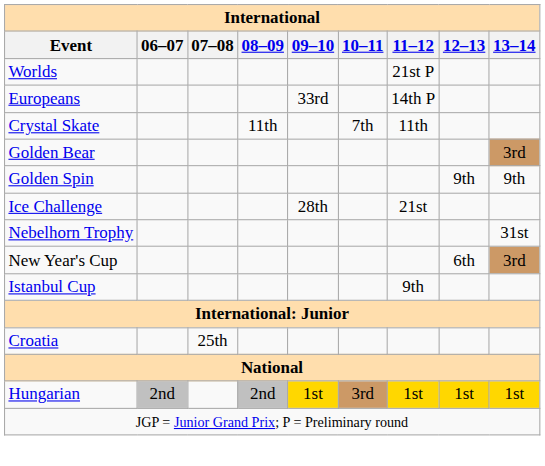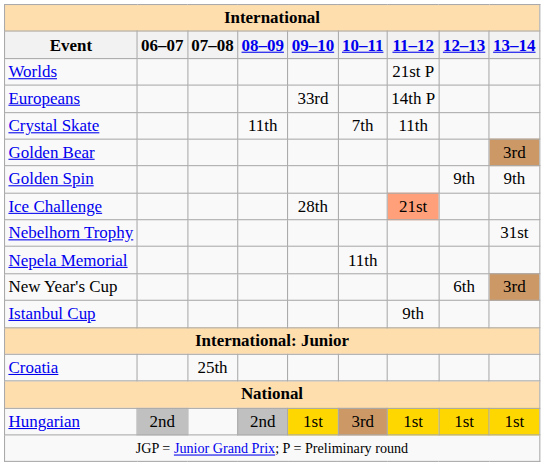(413, 206) no background -> (413, 206) lightsalmon background
+ row: (68, 260)
